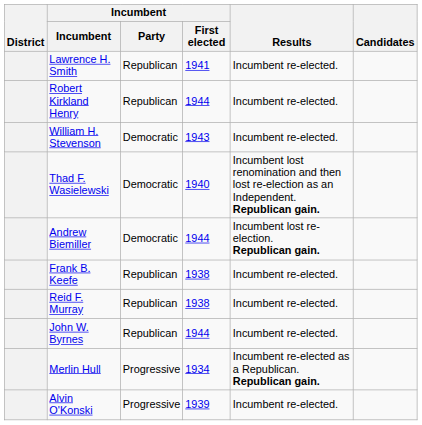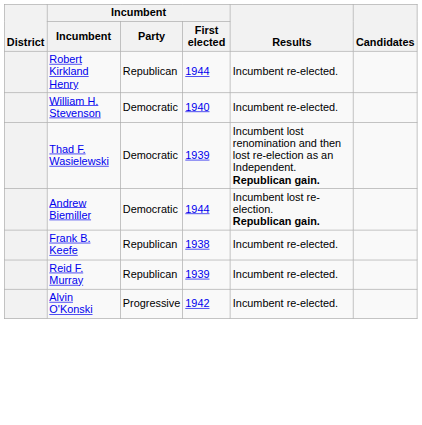- row: (80, 65)
(197, 137) 1943 -> (197, 107) 1940
(197, 185) 1940 -> (197, 155) 1939
(197, 304) 1938 -> (197, 274) 1939
- row: (69, 333)
- row: (75, 369)
(197, 404) 1939 -> (197, 304) 1942
